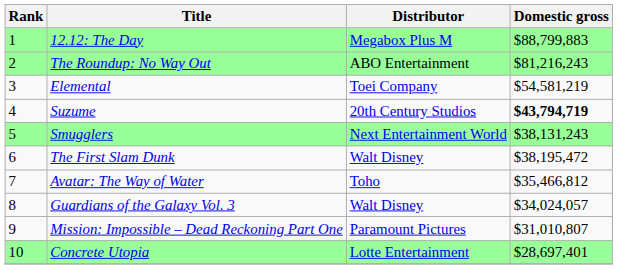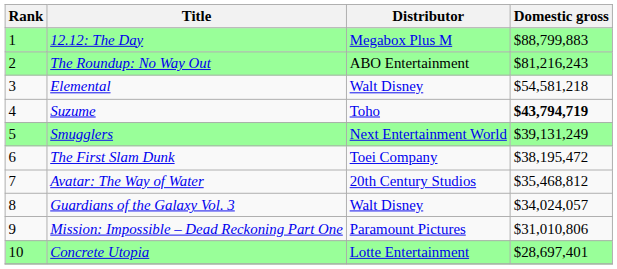(394, 87) Toei Company -> (386, 87) Walt Disney
(551, 87) $54,581,219 -> (551, 87) $54,581,218
(413, 110) 20th Century Studios -> (365, 110) Toho
(551, 134) $38,131,243 -> (551, 134) $39,131,249
(386, 157) Walt Disney -> (394, 157) Toei Company
(365, 181) Toho -> (413, 181) 20th Century Studios
(551, 181) $35,466,812 -> (551, 181) $35,468,812
(551, 228) $31,010,807 -> (551, 228) $31,010,806
